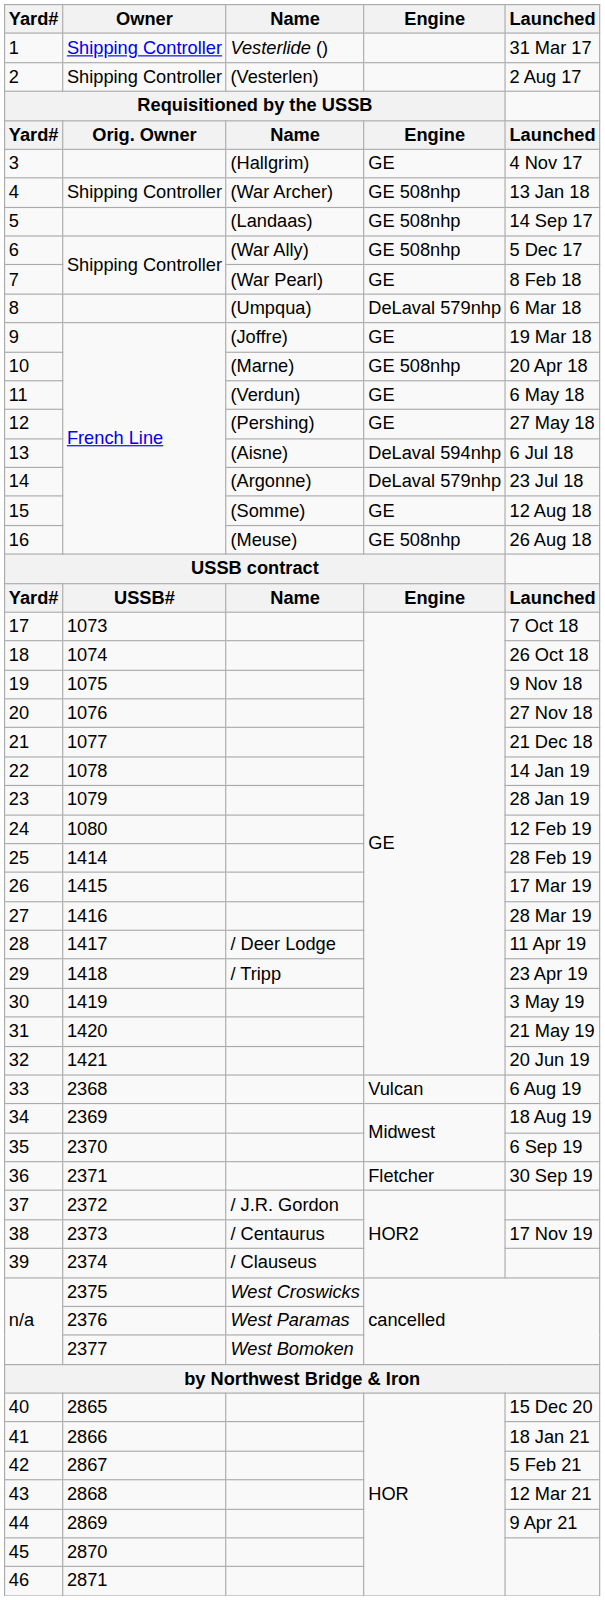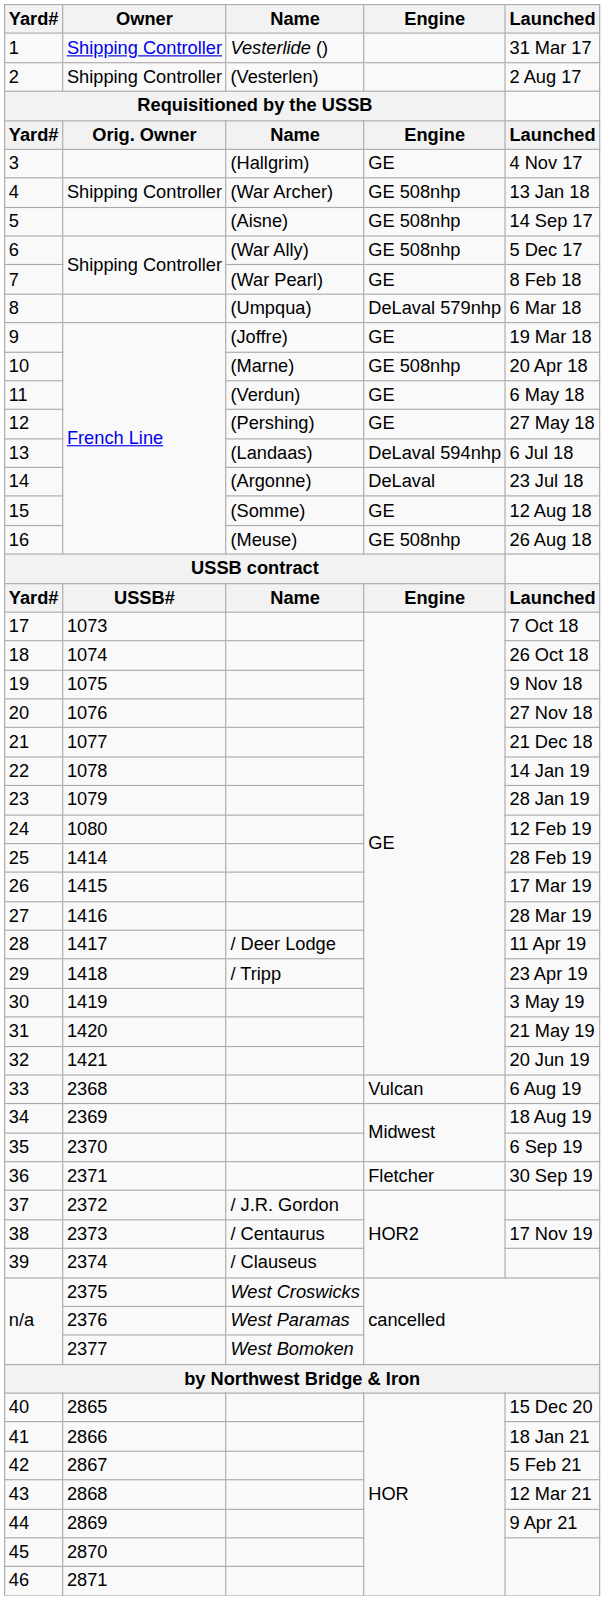(271, 221) (Landaas) -> (259, 221) (Aisne)
(259, 452) (Aisne) -> (271, 452) (Landaas)
(435, 481) DeLaval 579nhp -> (402, 481) DeLaval
